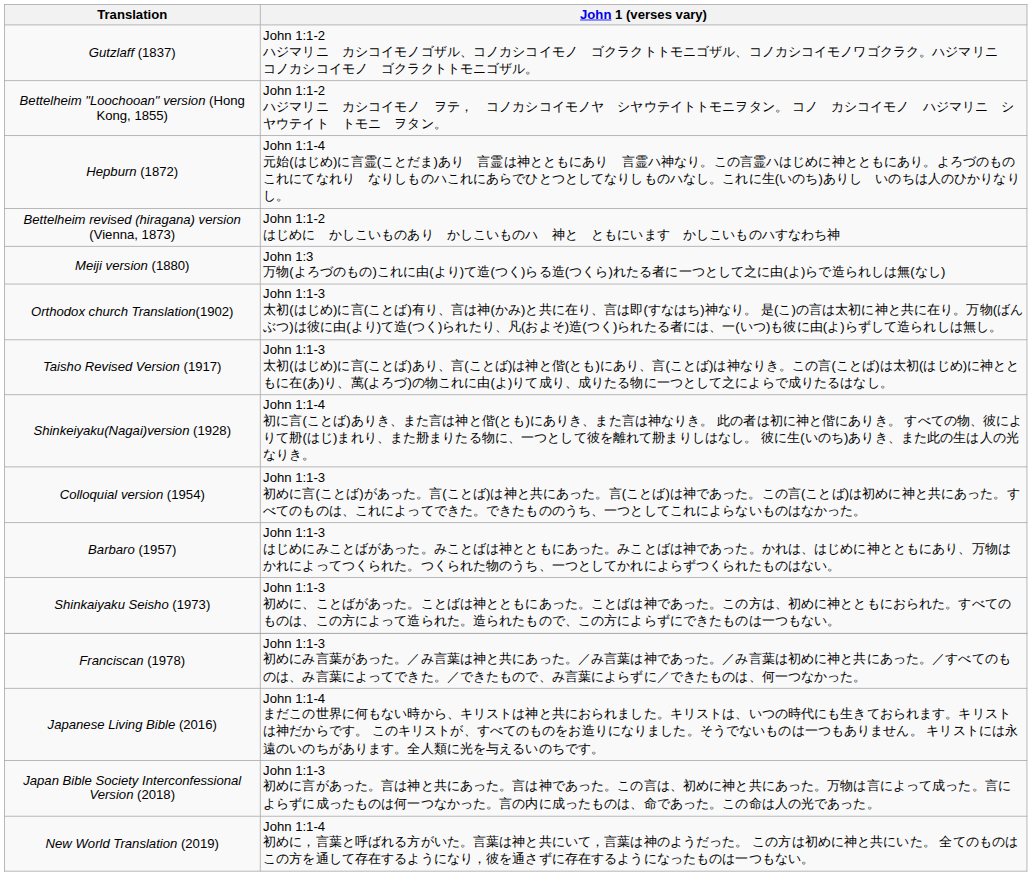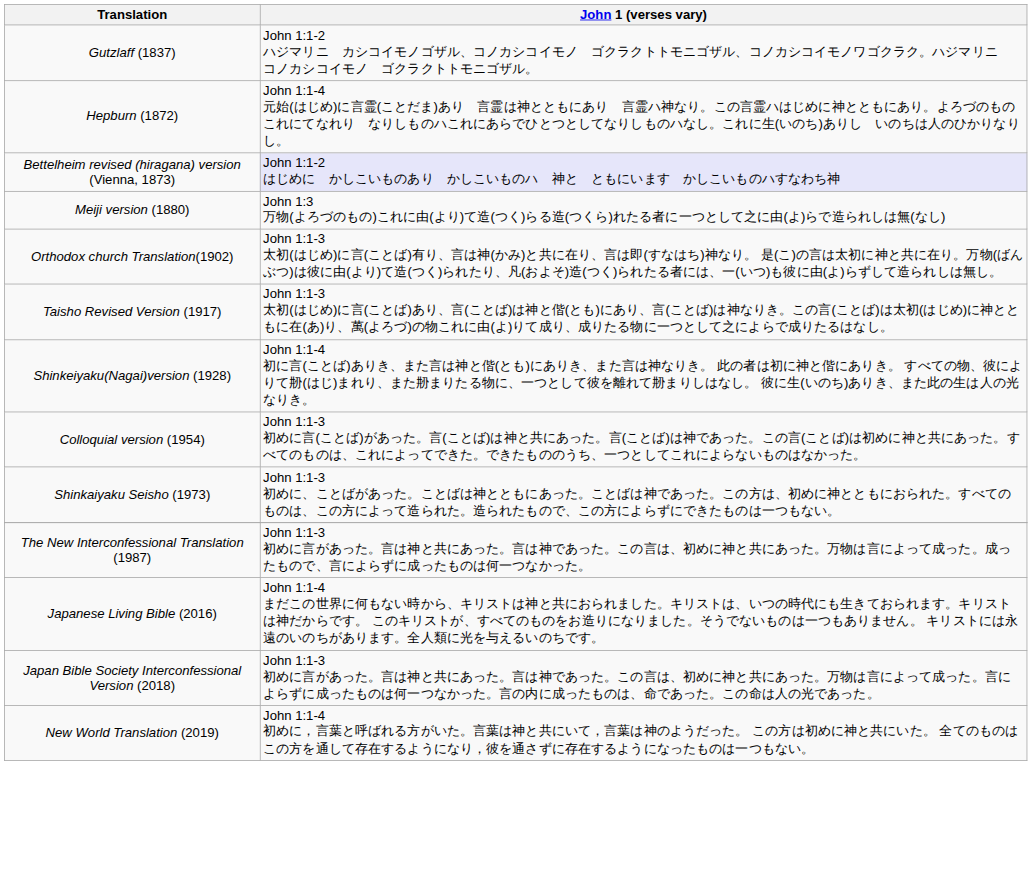- row: (132, 108)
(552, 226) no background -> (552, 171) lavender background
- row: (132, 550)
- row: (132, 660)
+ row: (132, 550)
